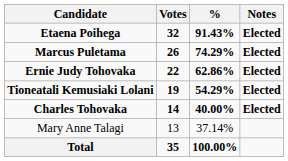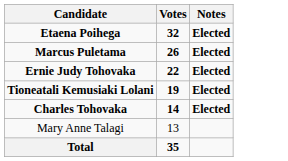- column: (215, 14)
